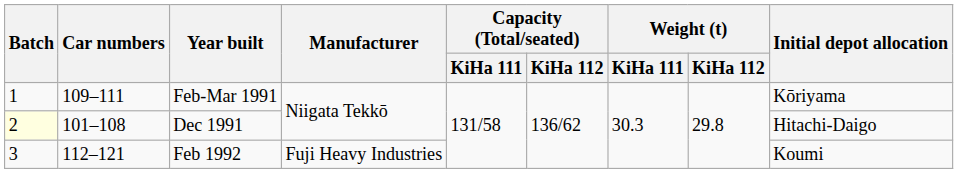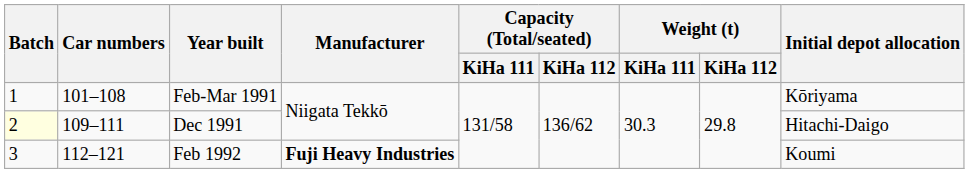(93, 96) 109–111 -> (94, 96) 101–108
(94, 125) 101–108 -> (93, 125) 109–111
(364, 153) normal -> (370, 153) bold
